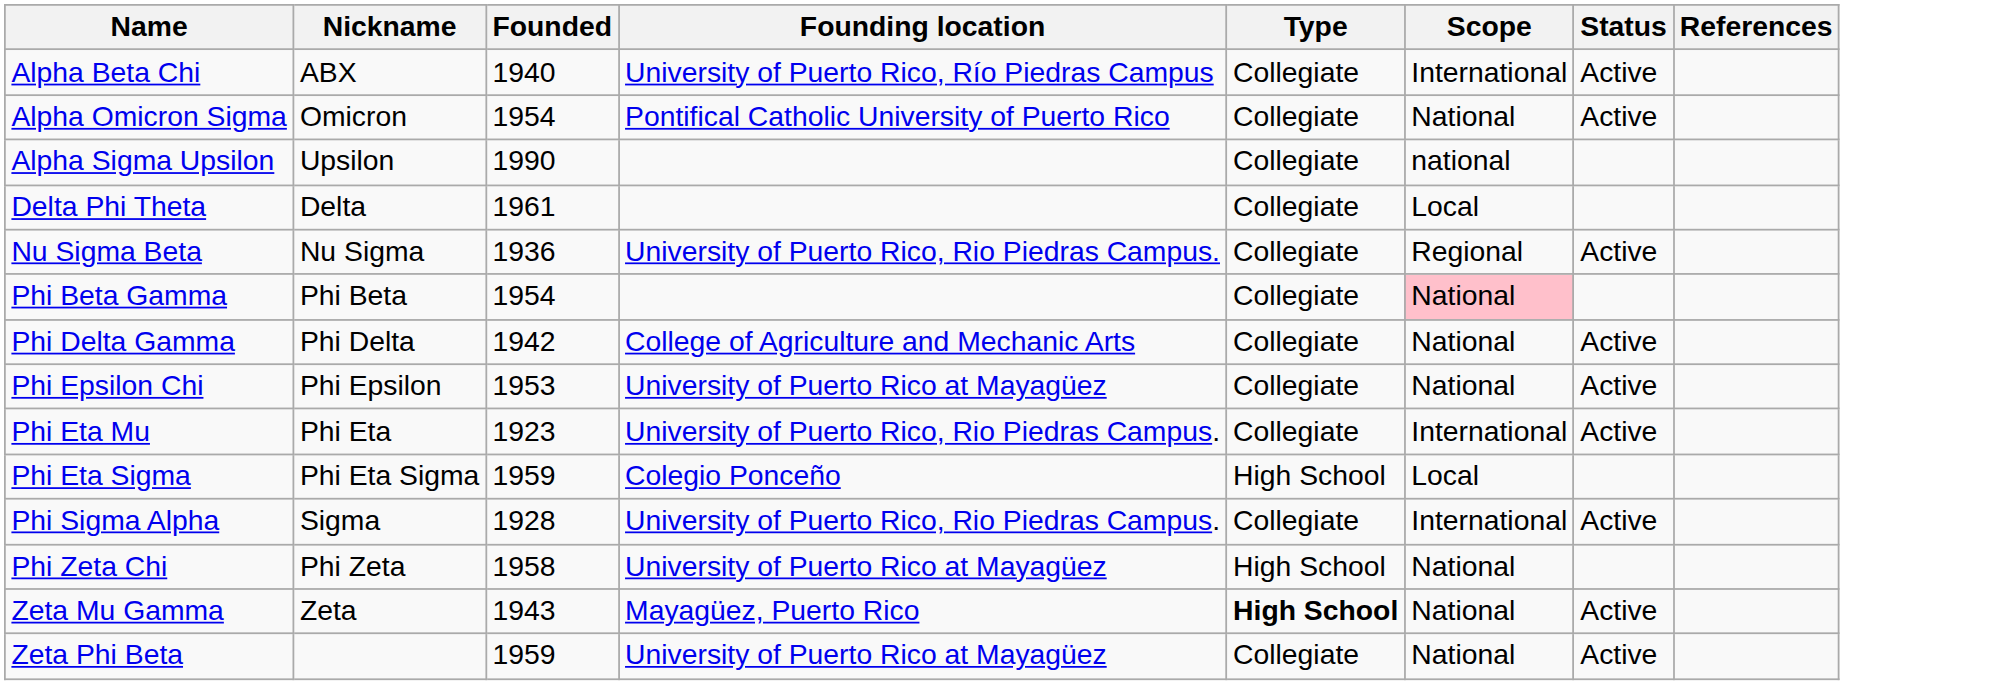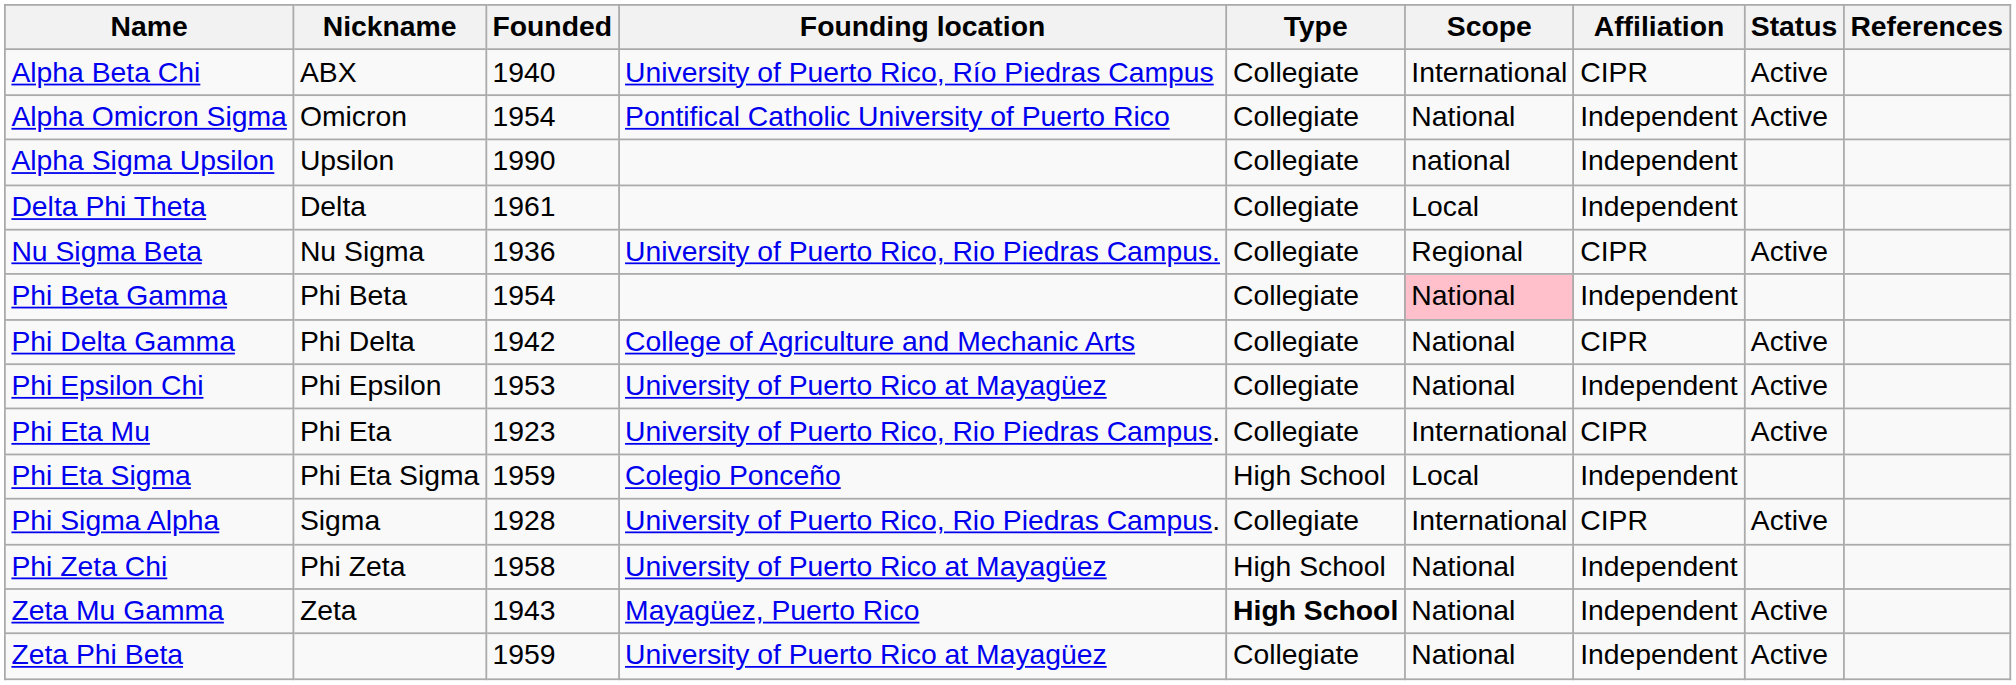+ column: (1659, 26)
